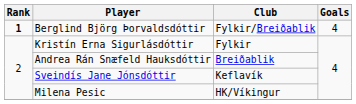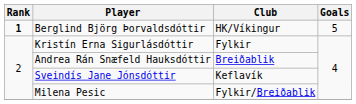(265, 28) Fylkir/Breiðablik -> (248, 28) HK/Víkingur
(335, 28) 4 -> (335, 28) 5
(248, 92) HK/Víkingur -> (265, 92) Fylkir/Breiðablik
